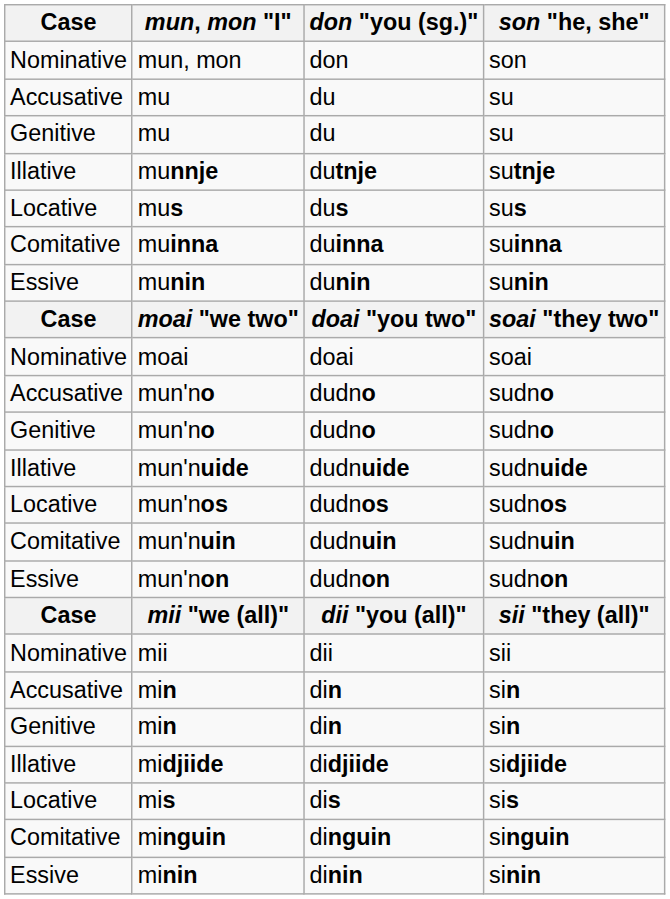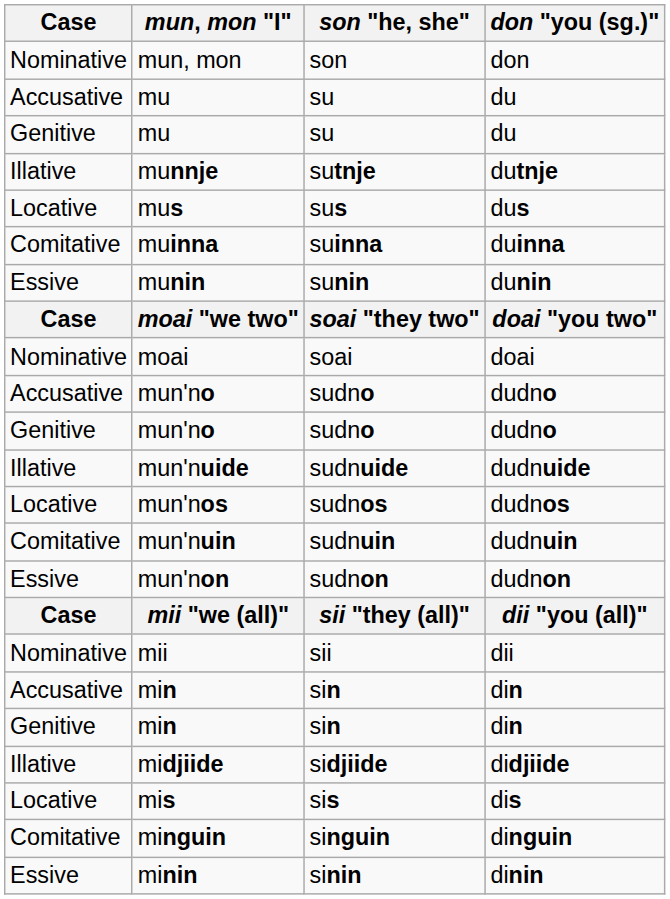columns swapped: (394, 23) <-> (574, 23)
